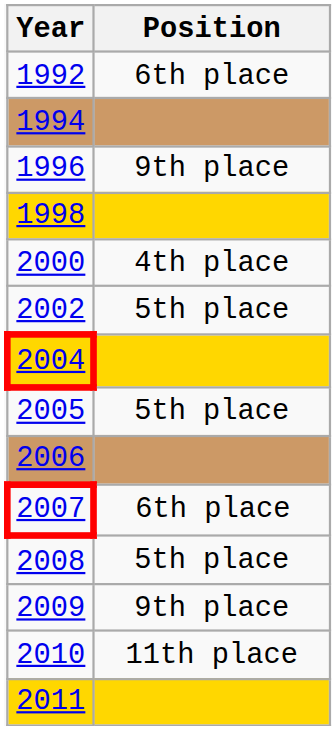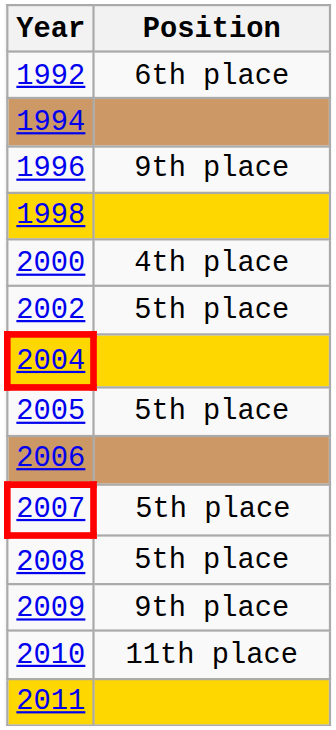(213, 510) 6th place -> (213, 510) 5th place
